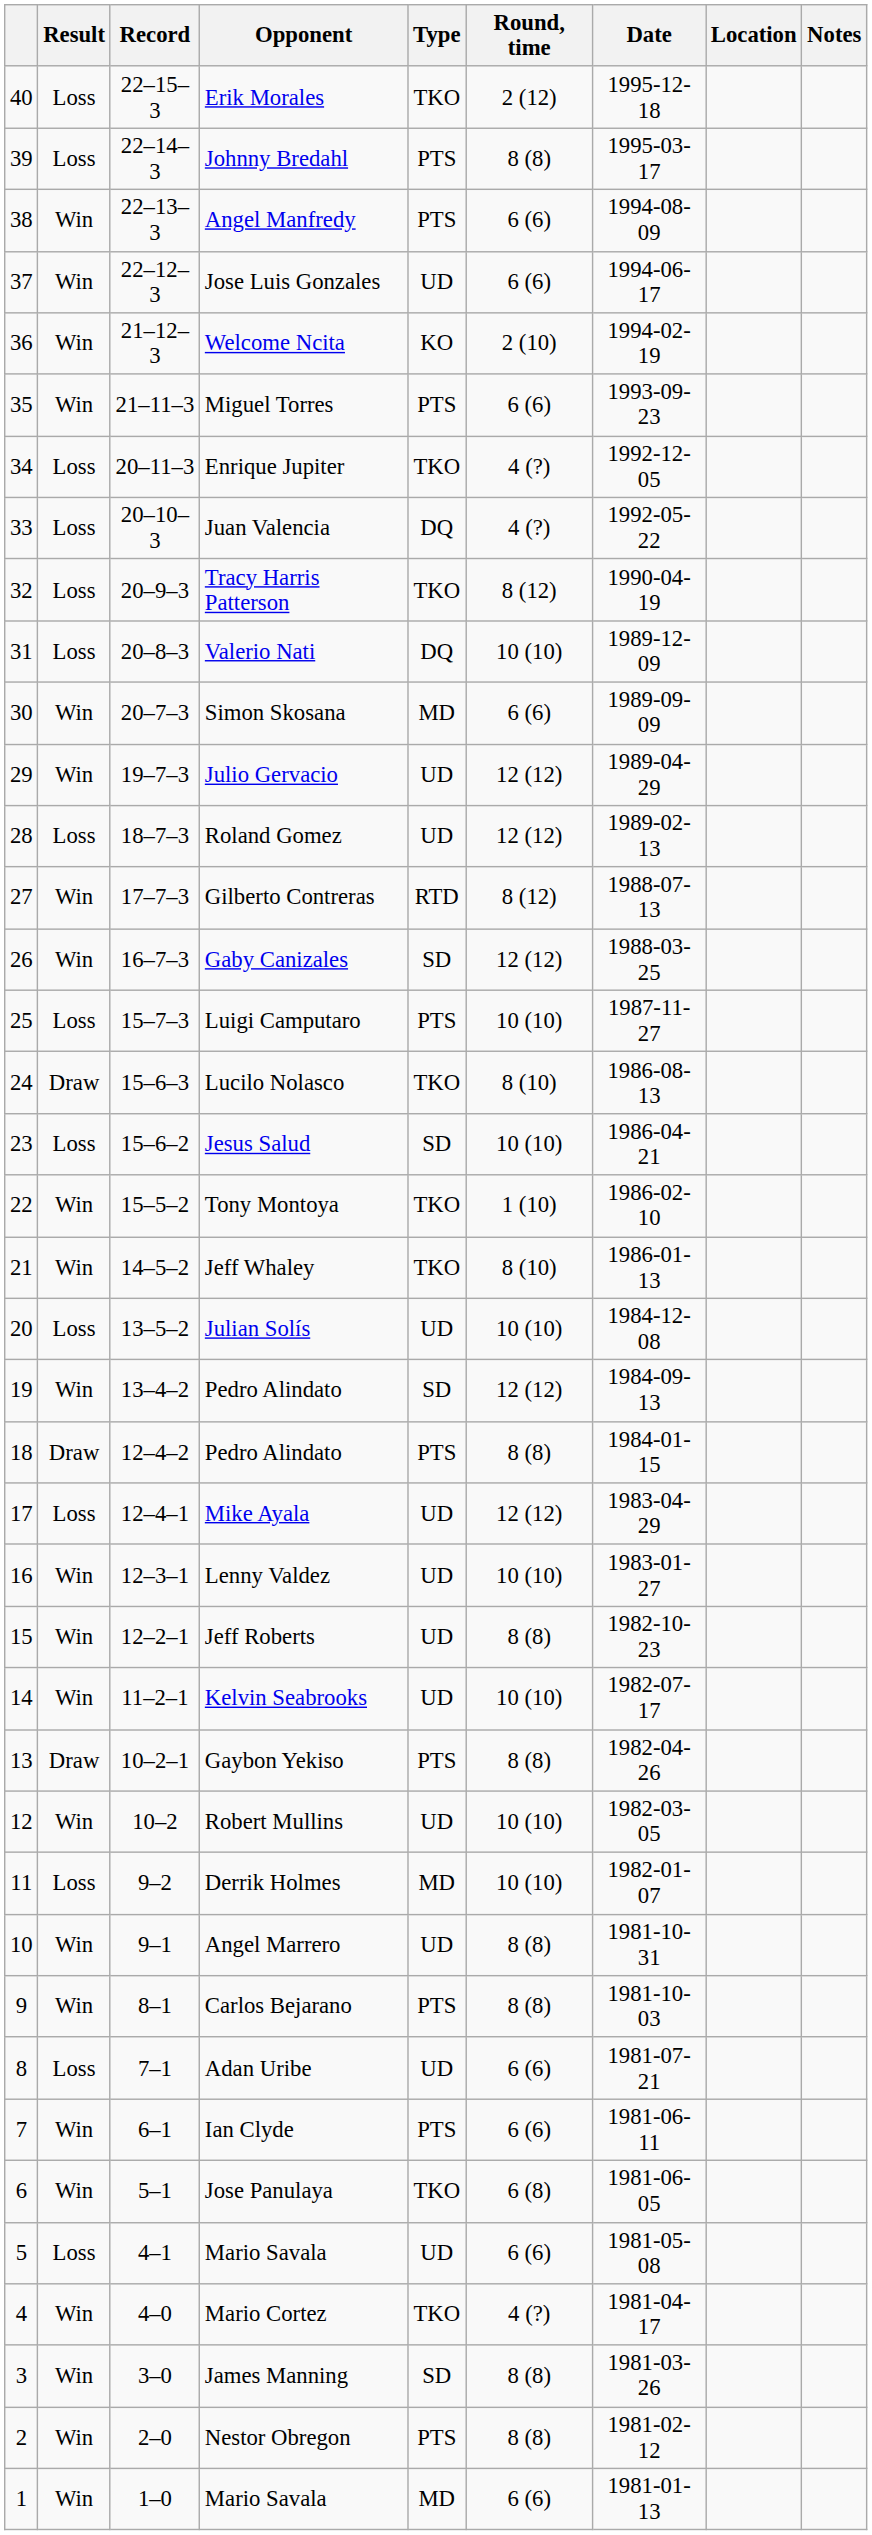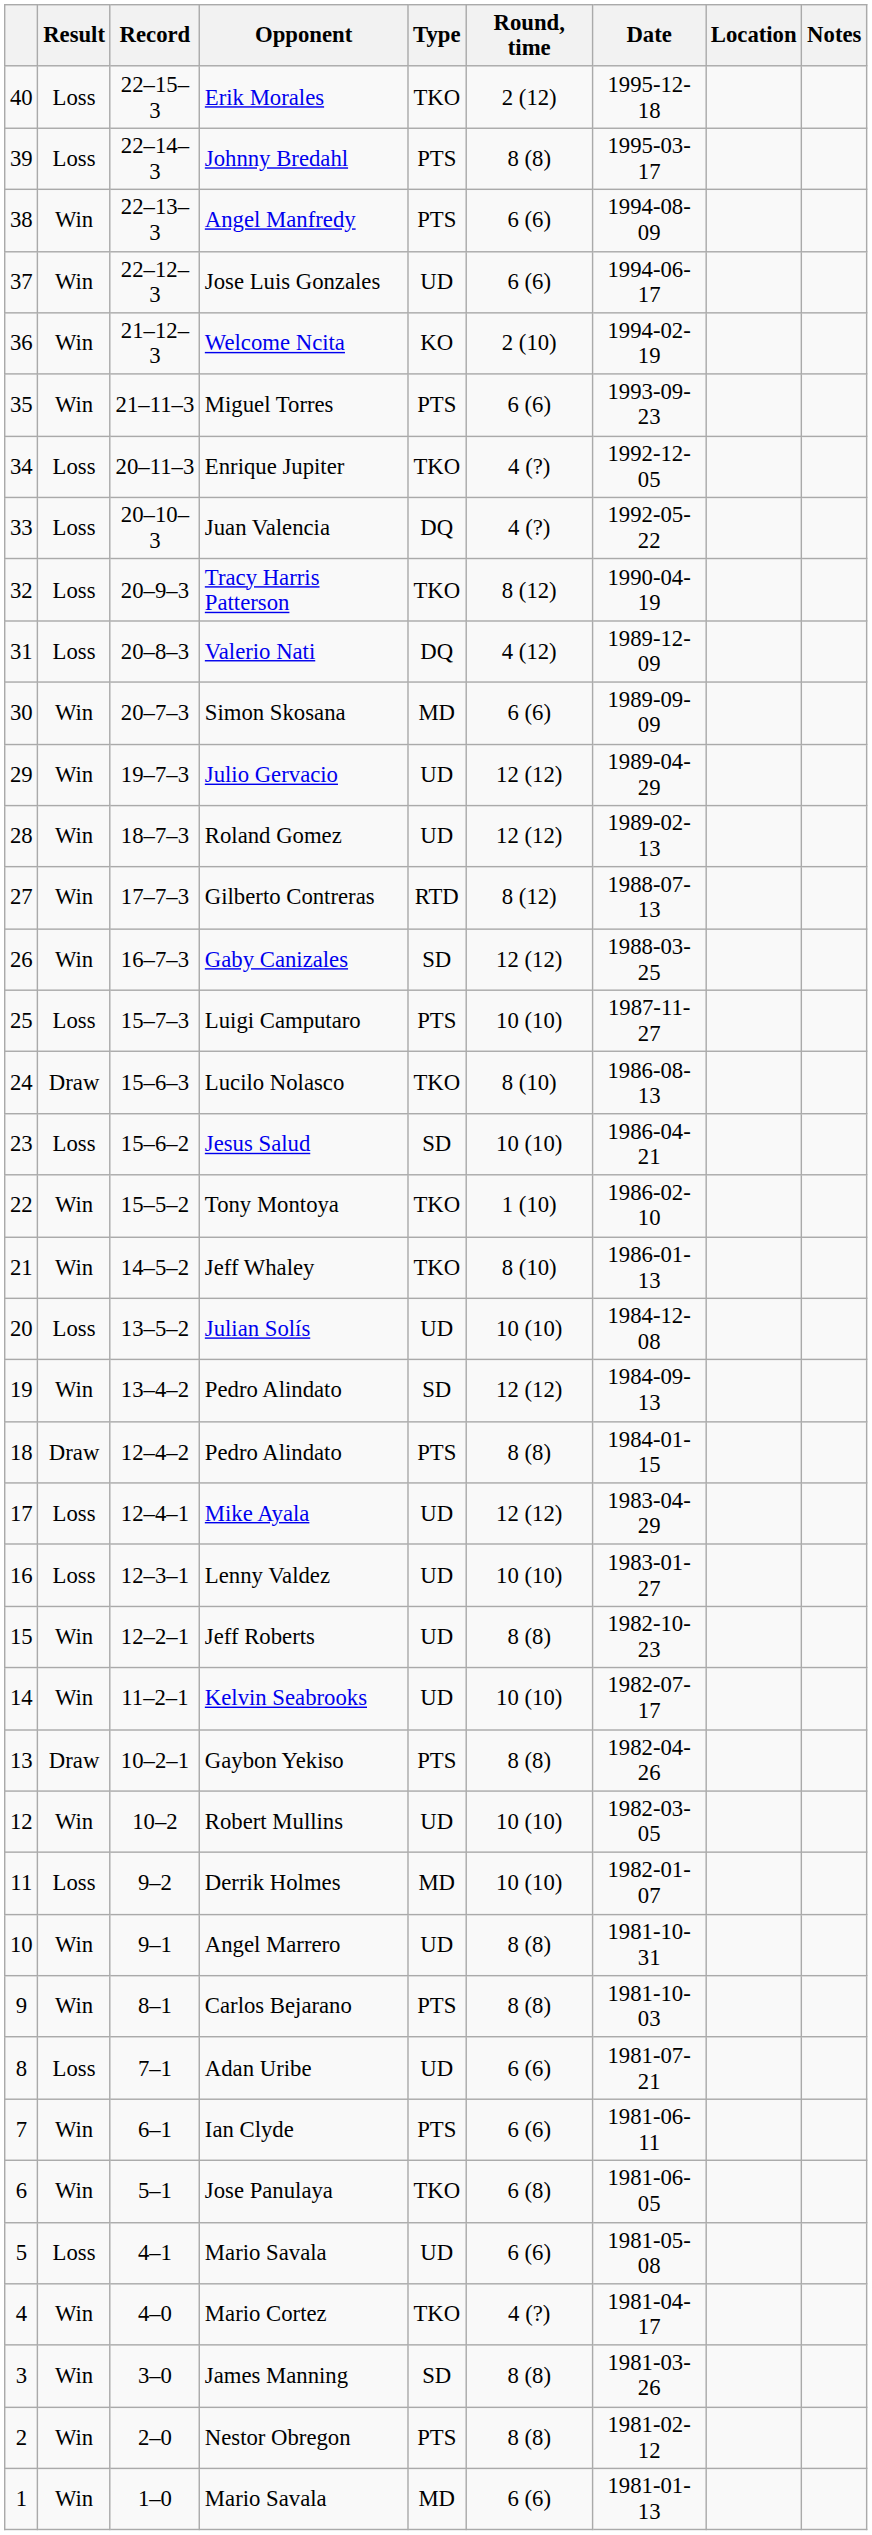(529, 651) 10 (10) -> (529, 651) 4 (12)
(74, 835) Loss -> (74, 835) Win
(74, 1575) Win -> (74, 1575) Loss
